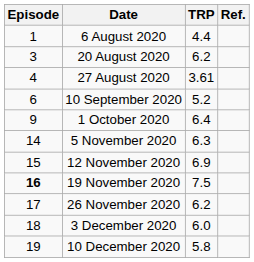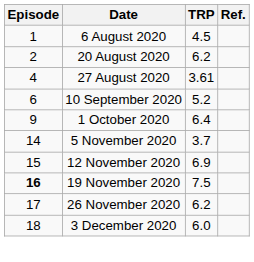(201, 36) 4.4 -> (201, 36) 4.5
(33, 57) 3 -> (33, 57) 2
(201, 141) 6.3 -> (201, 141) 3.7
- row: (124, 246)
